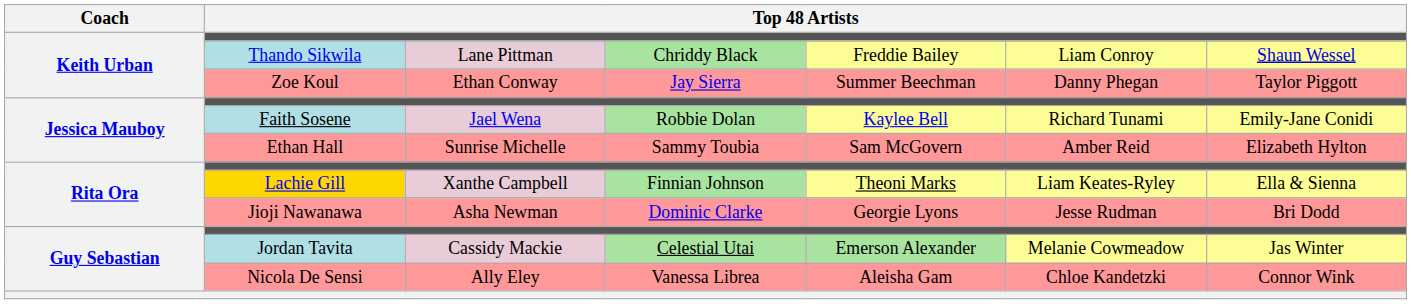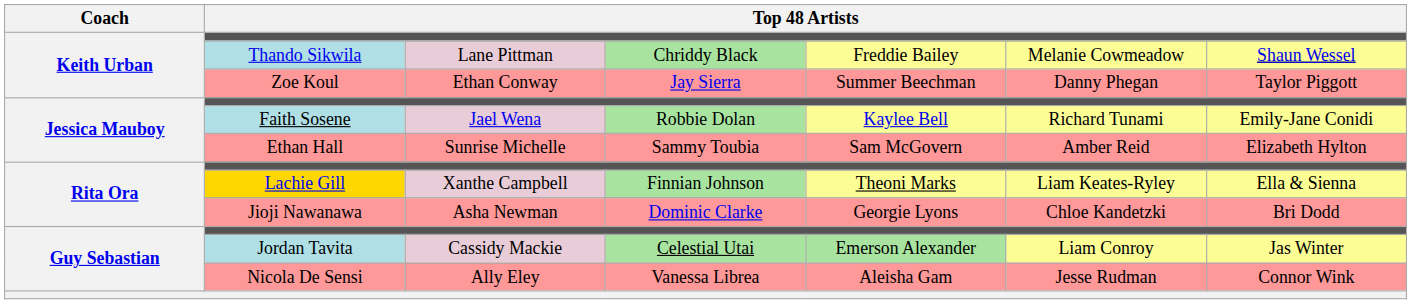(1106, 54) Liam Conroy -> (1106, 54) Melanie Cowmeadow
(1106, 212) Jesse Rudman -> (1106, 212) Chloe Kandetzki
(1106, 248) Melanie Cowmeadow -> (1106, 248) Liam Conroy
(1106, 276) Chloe Kandetzki -> (1106, 276) Jesse Rudman
